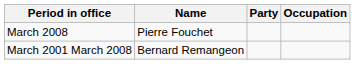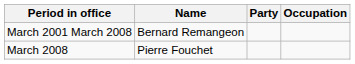rows swapped: (37, 31) <-> (69, 50)
